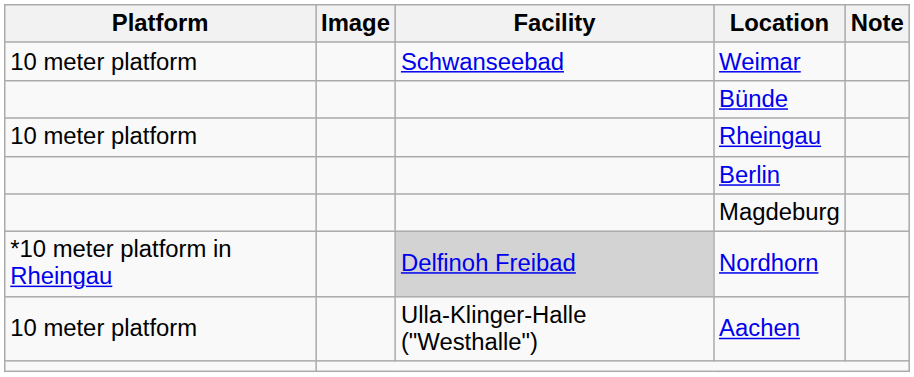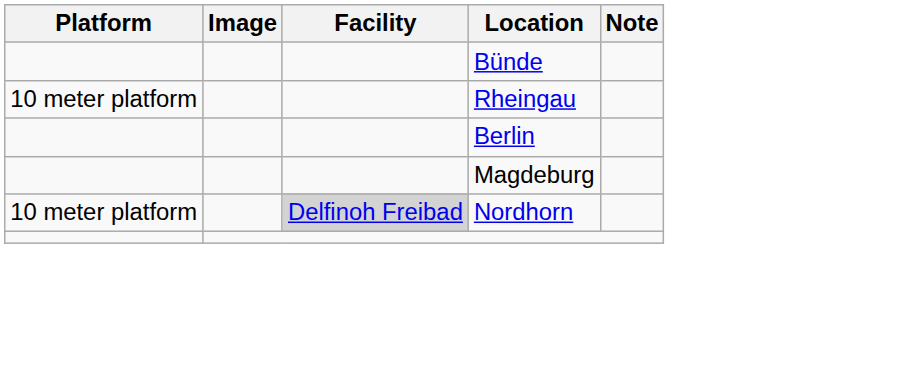- row: (760, 61)
(121, 263) *10 meter platform in Rheingau -> (104, 212) 10 meter platform
- row: (759, 328)
